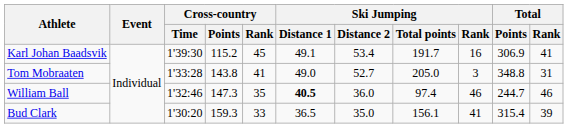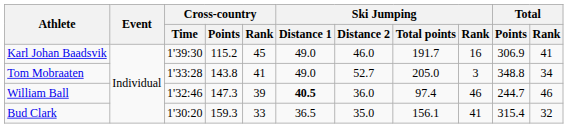(305, 54) 49.1 -> (305, 54) 49.0
(364, 54) 53.4 -> (364, 54) 46.0
(546, 73) 31 -> (546, 73) 34
(259, 93) 35 -> (259, 93) 39
(546, 113) 39 -> (546, 113) 32
